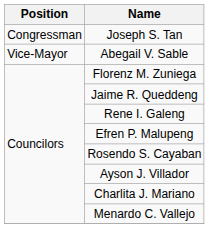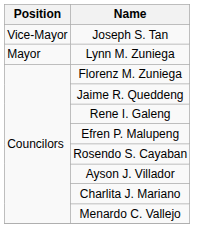(44, 34) Congressman -> (37, 34) Vice-Mayor
+ row: (130, 54)
- row: (144, 54)
